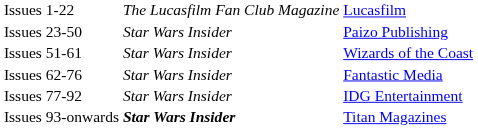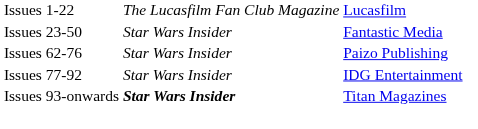(396, 31) Paizo Publishing -> (393, 31) Fantastic Media
- row: (43, 53)
(393, 74) Fantastic Media -> (396, 53) Paizo Publishing
